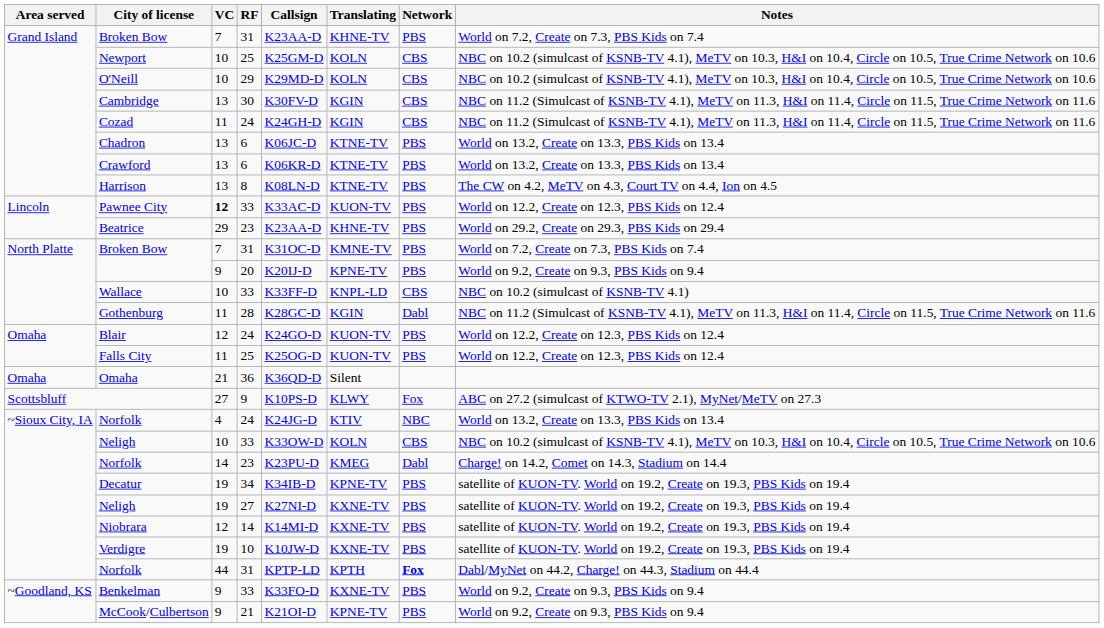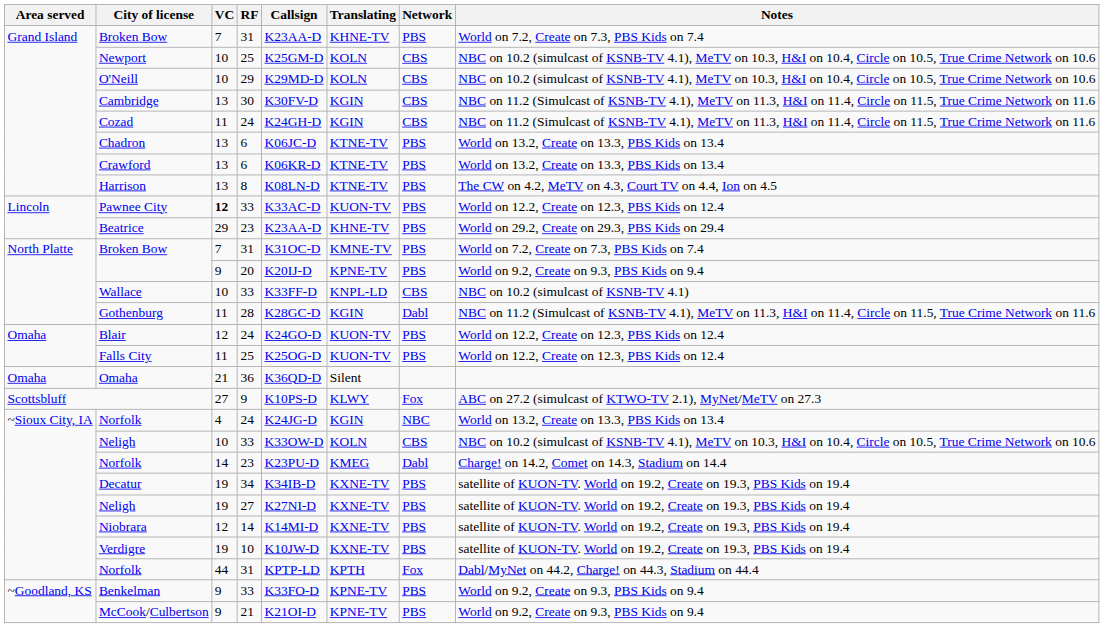(346, 420) KTIV -> (347, 420) KGIN
(358, 484) KPNE-TV -> (360, 484) KXNE-TV
(413, 569) bold -> (413, 569) normal
(360, 590) KXNE-TV -> (358, 590) KPNE-TV
